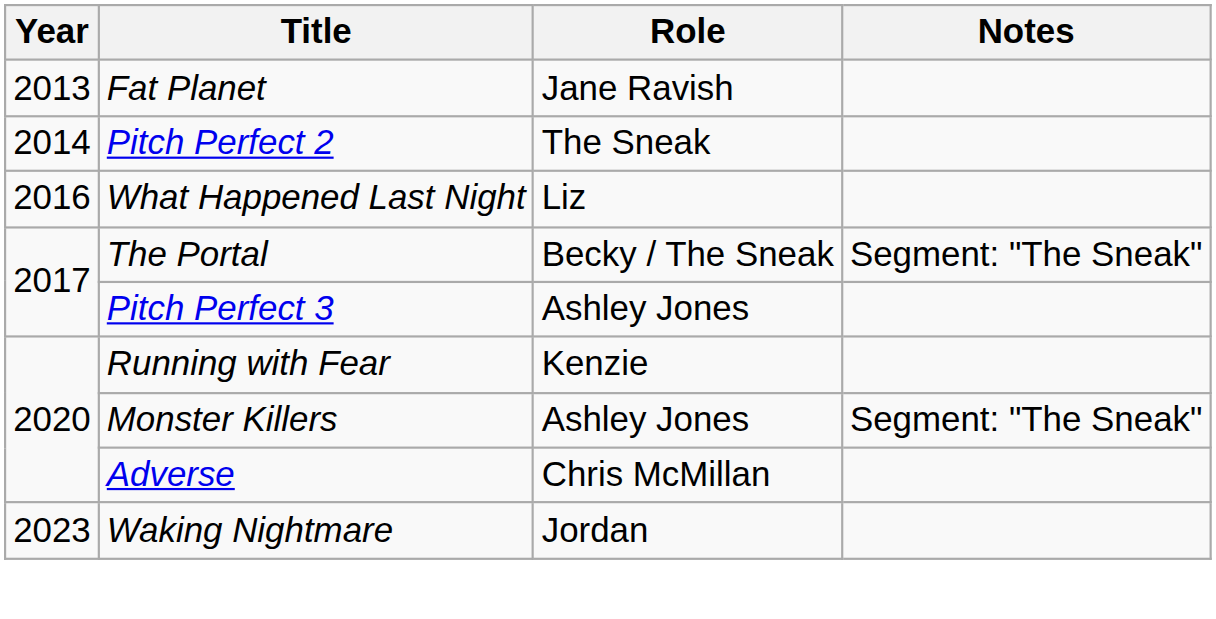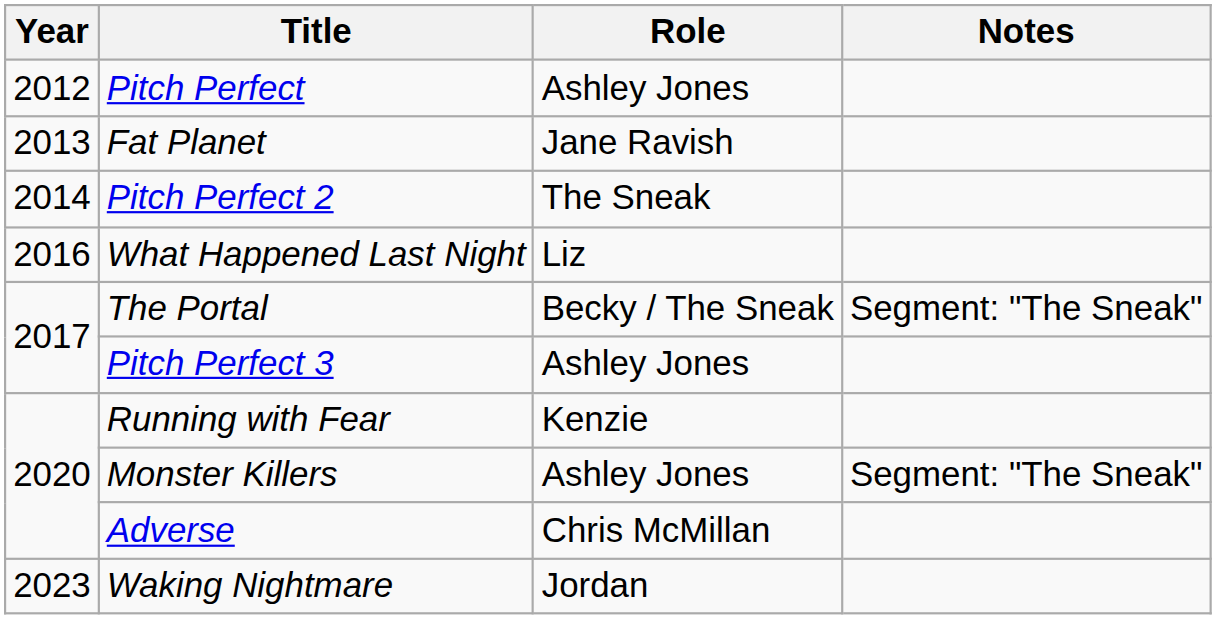+ row: (206, 87)
